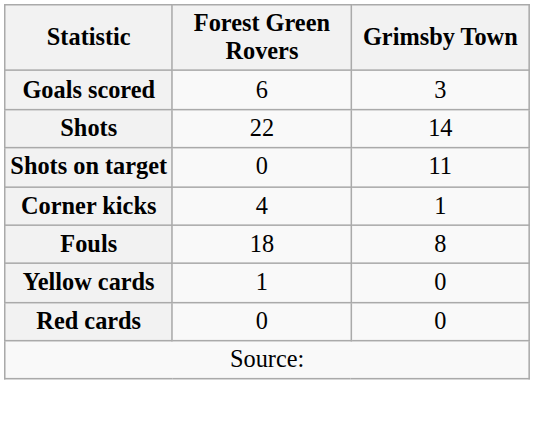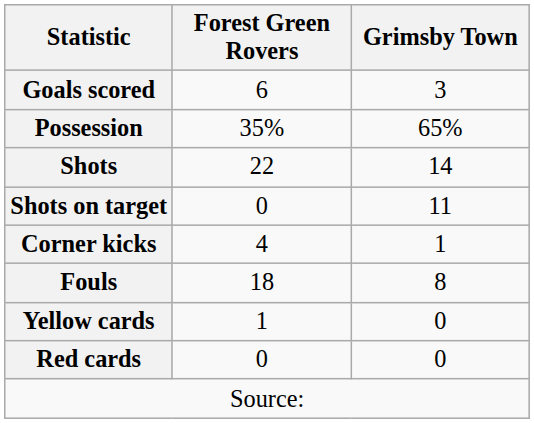+ row: (89, 128)
